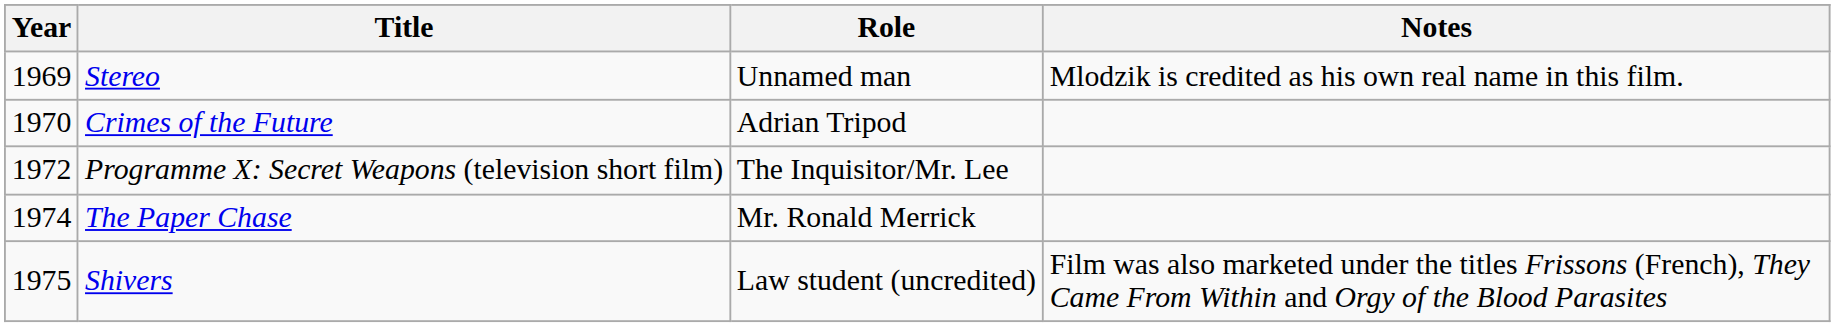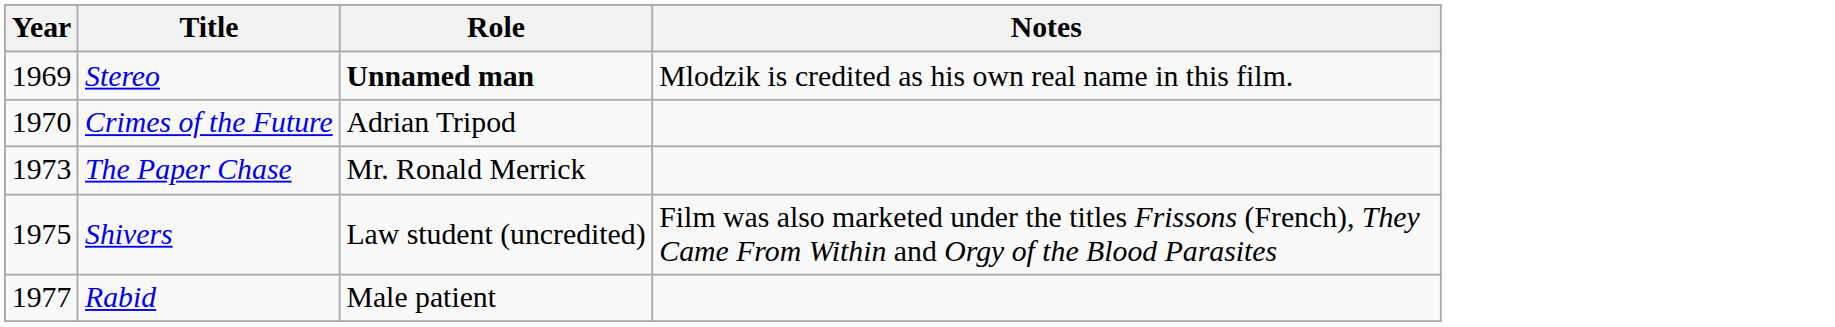(824, 75) normal -> (440, 75) bold
- row: (404, 169)
(42, 216) 1974 -> (42, 169) 1973
+ row: (121, 297)
